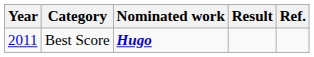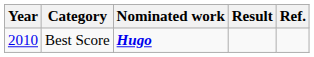(23, 40) 2011 -> (23, 40) 2010
